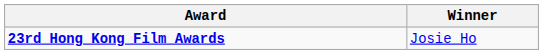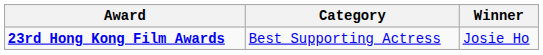+ column: (352, 16)
